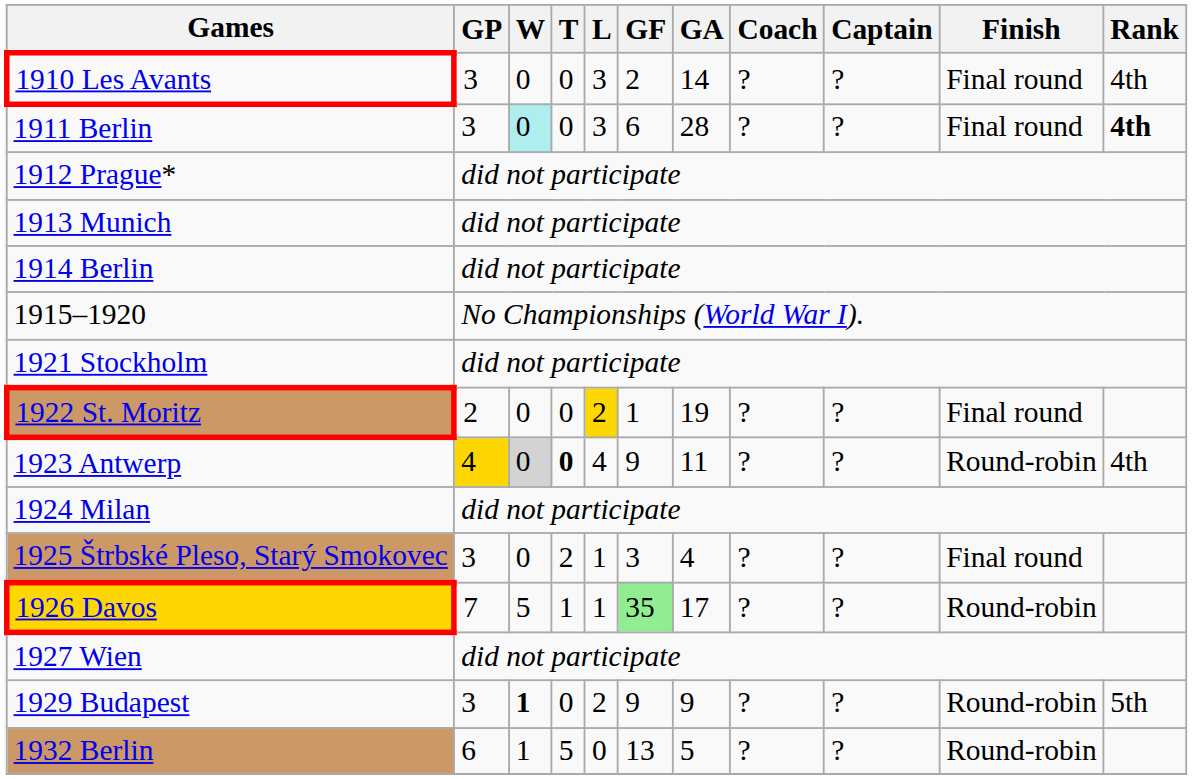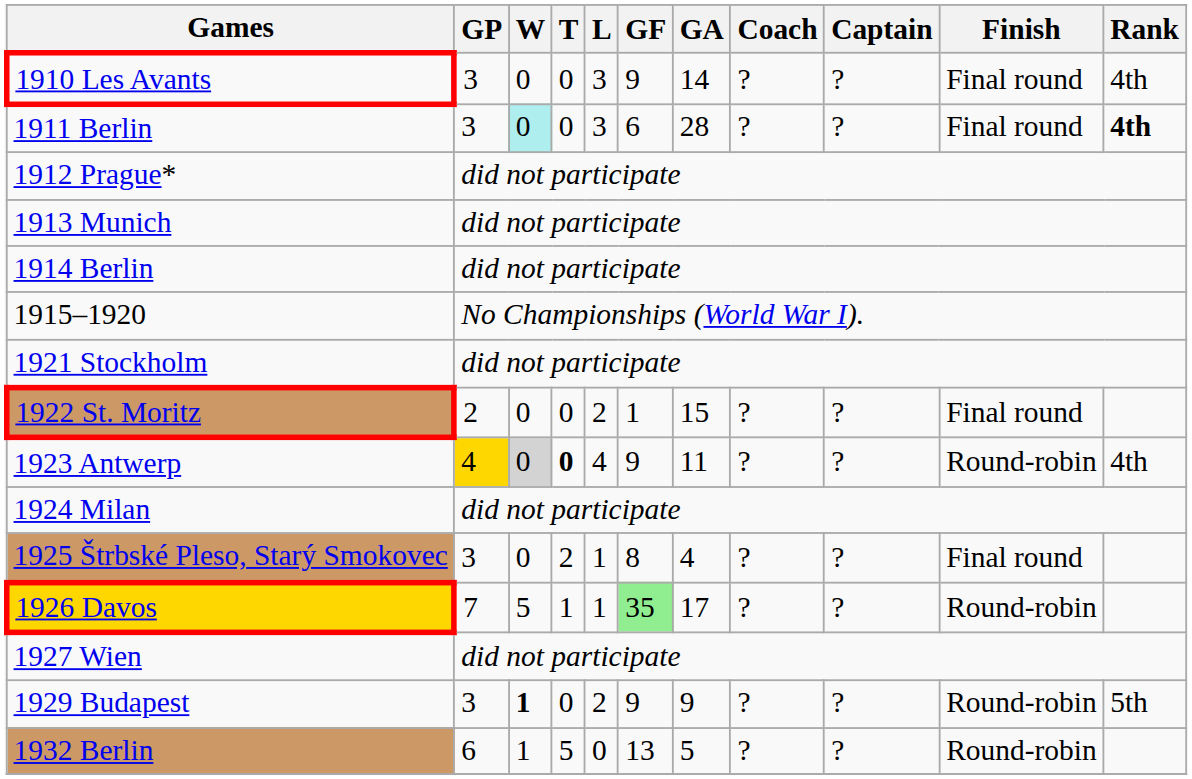(633, 78) 2 -> (633, 78) 9
(599, 412) gold background -> (599, 412) no background
(694, 412) 19 -> (694, 412) 15
(633, 557) 3 -> (633, 557) 8
